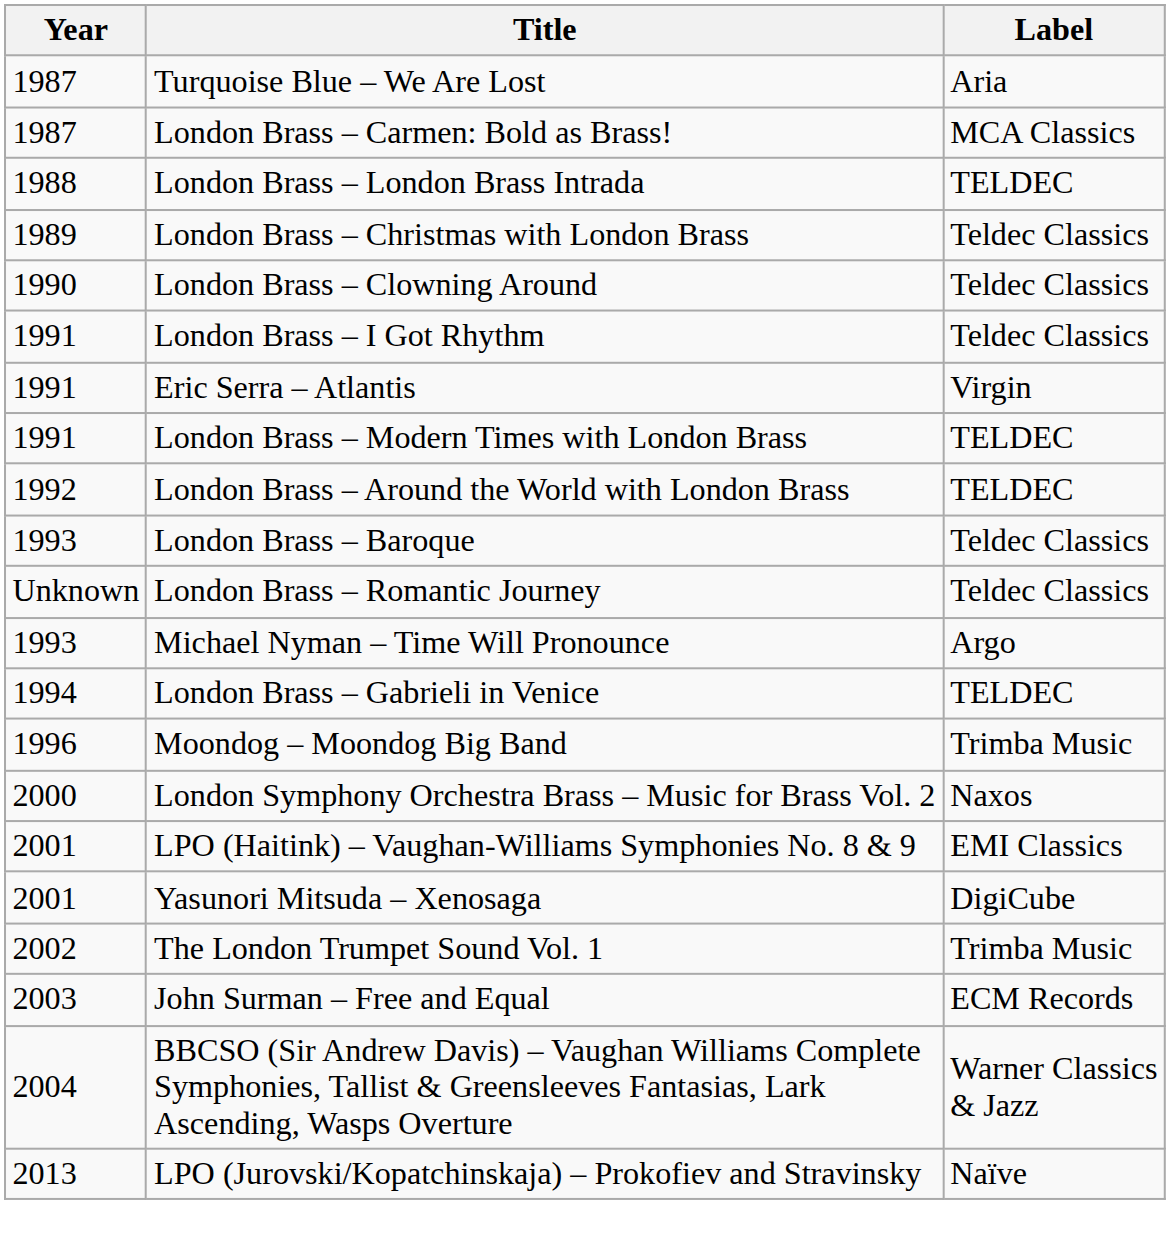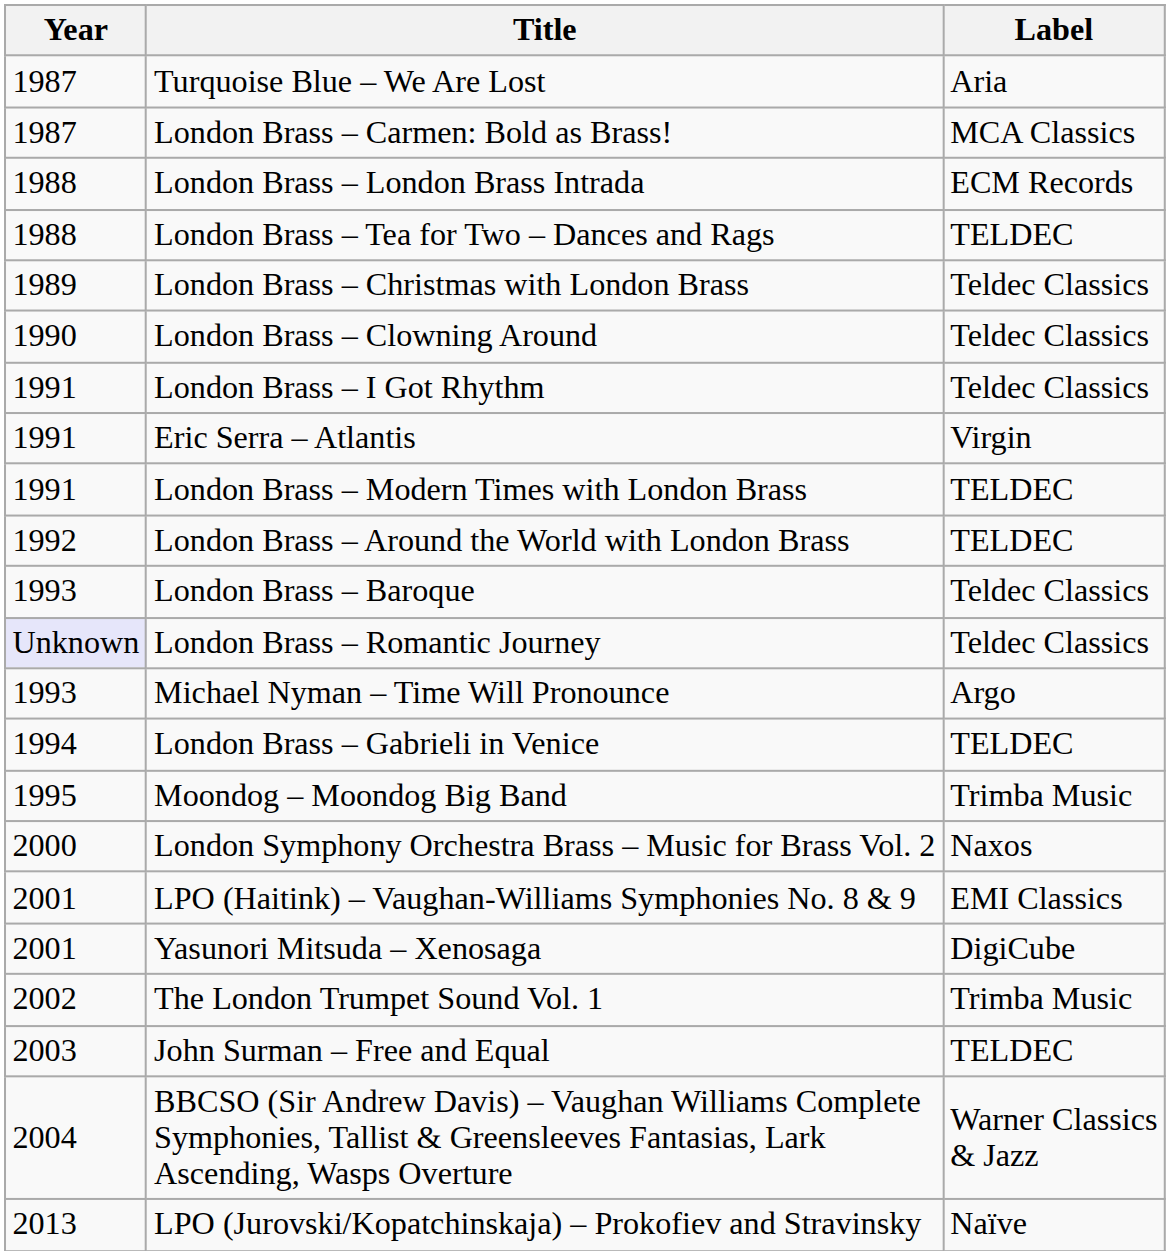(1012, 183) TELDEC -> (1042, 183) ECM Records
+ row: (464, 234)
(76, 591) no background -> (76, 642) lavender background
(45, 744) 1996 -> (45, 795) 1995
(1042, 999) ECM Records -> (1012, 1050) TELDEC
